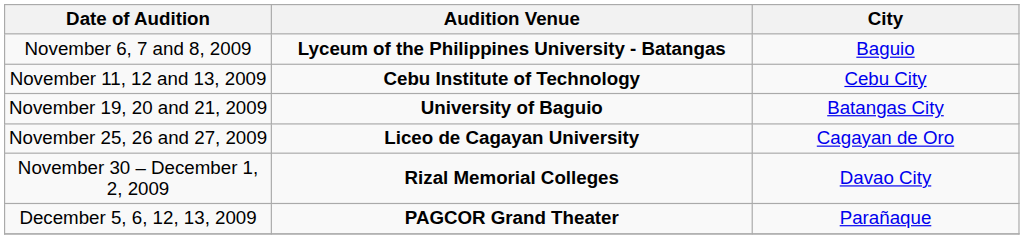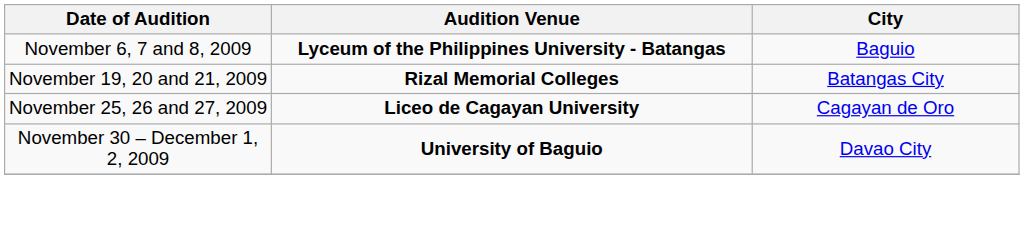- row: (138, 78)
(512, 108) University of Baguio -> (512, 78) Rizal Memorial Colleges
(512, 178) Rizal Memorial Colleges -> (512, 148) University of Baguio
- row: (138, 218)
